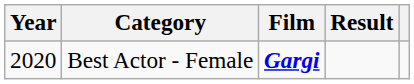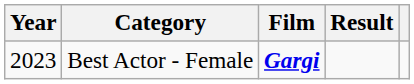(33, 59) 2020 -> (33, 59) 2023
